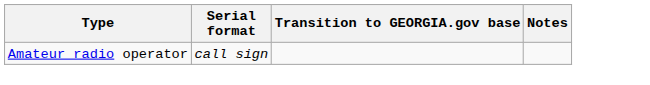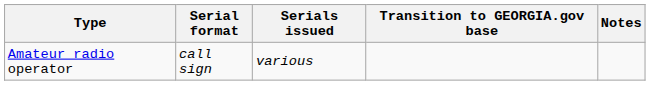+ column: (309, 24)
